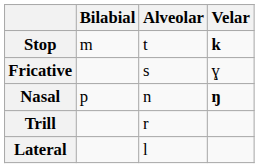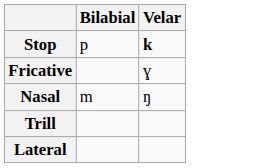- column: (173, 17)
(86, 44) m -> (84, 44) p
(84, 96) p -> (86, 96) m
(216, 96) bold -> (147, 96) normal
